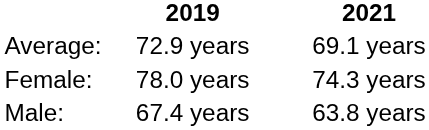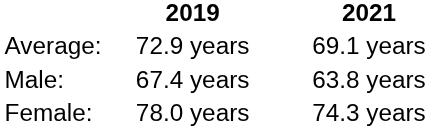rows swapped: (34, 113) <-> (48, 79)
